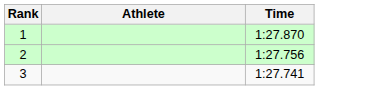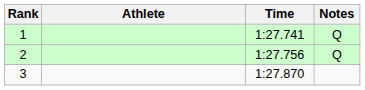+ column: (337, 14)
(280, 34) 1:27.870 -> (280, 34) 1:27.741
(280, 74) 1:27.741 -> (280, 74) 1:27.870
